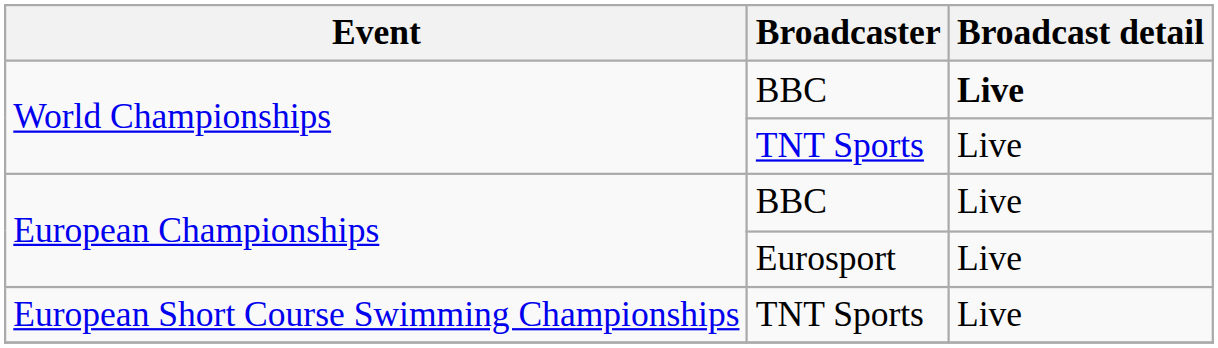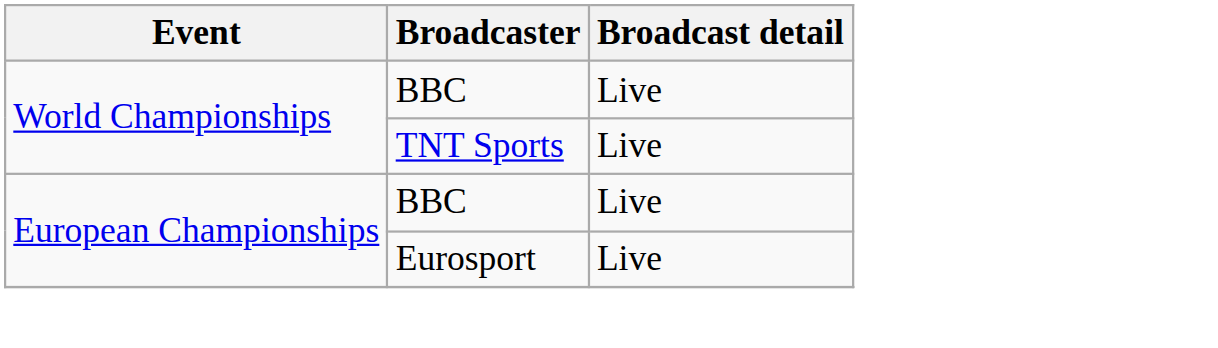(991, 88) bold -> (629, 88) normal
- row: (376, 314)
